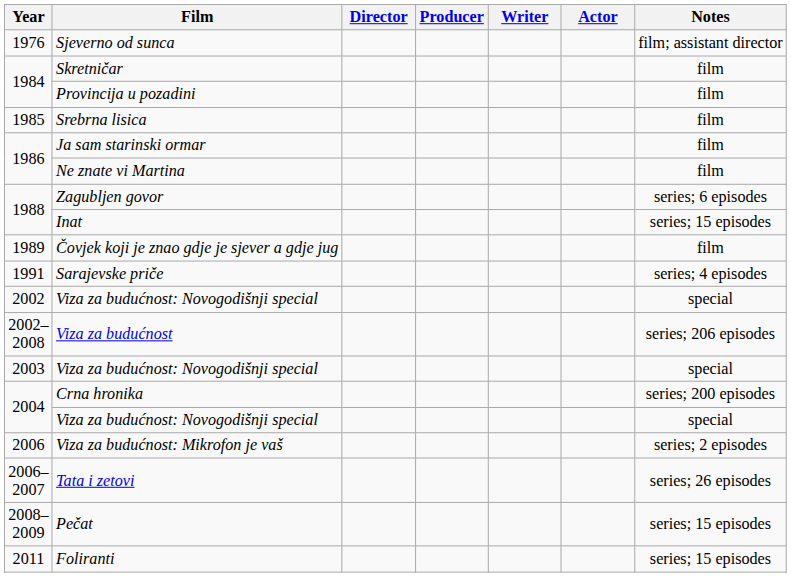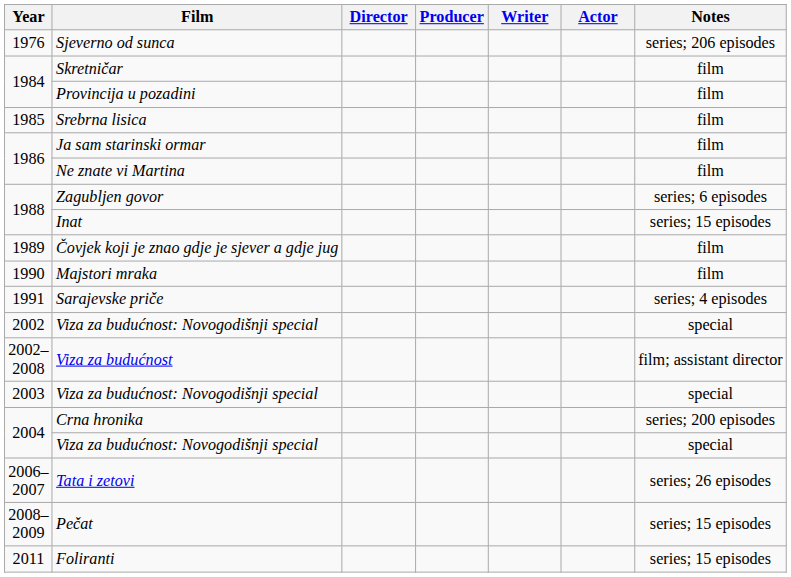(710, 42) film; assistant director -> (710, 42) series; 206 episodes
+ row: (28, 273)
(710, 333) series; 206 episodes -> (710, 359) film; assistant director
- row: (28, 445)
